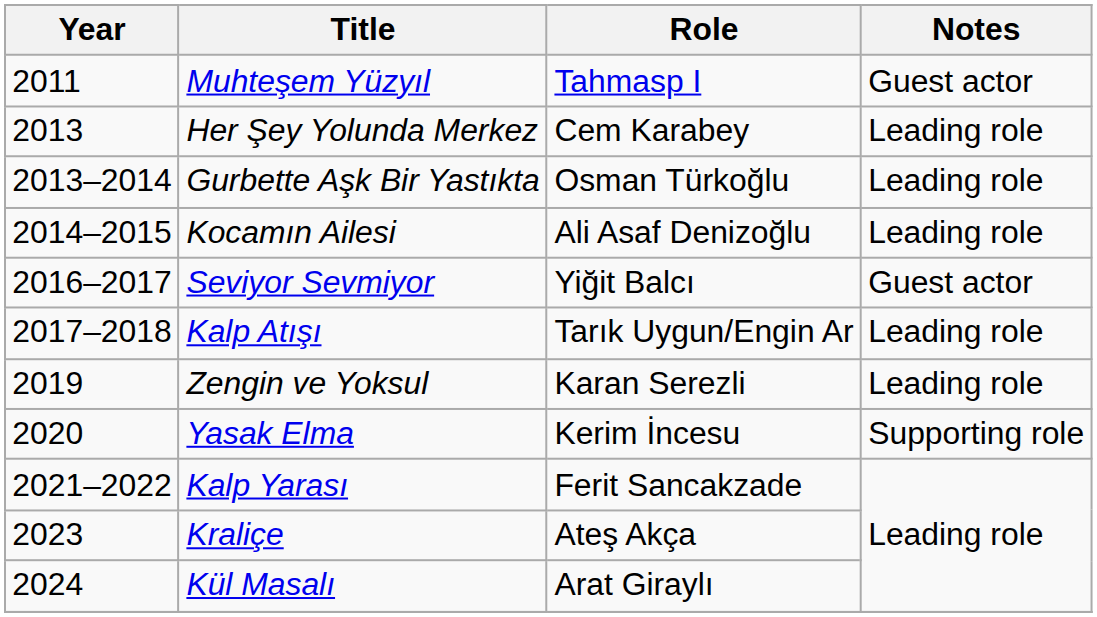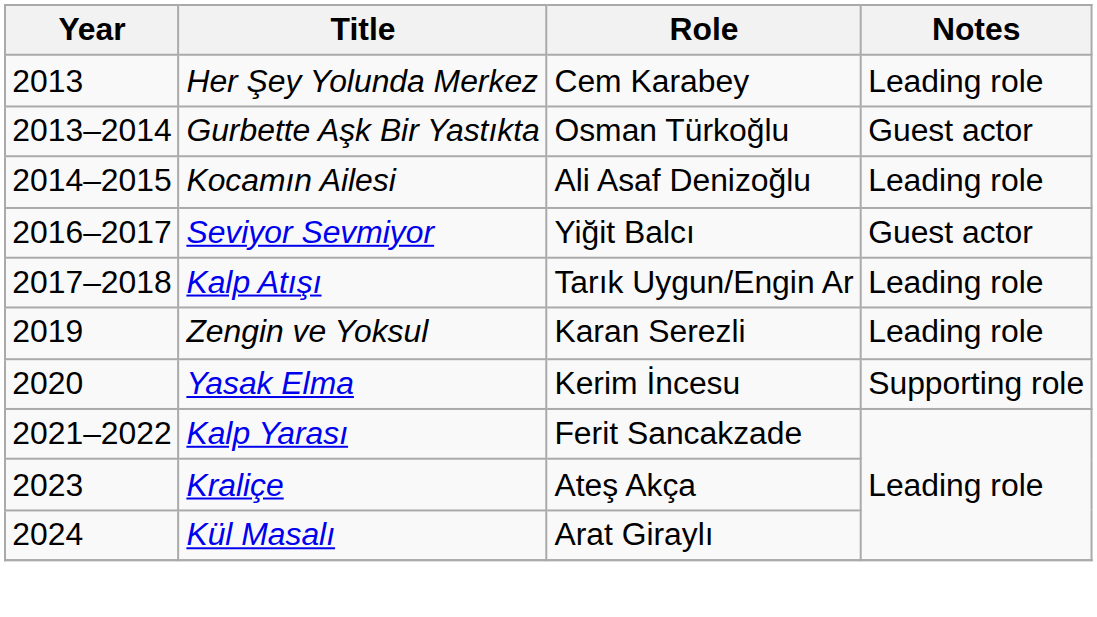- row: (308, 80)
(956, 181) Leading role -> (950, 130) Guest actor
